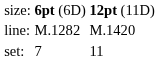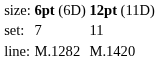rows swapped: (14, 51) <-> (17, 30)
